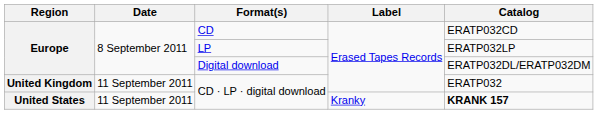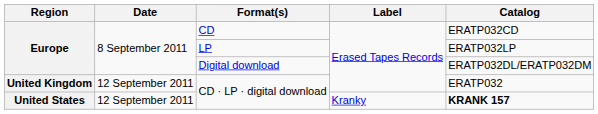(145, 83) 11 September 2011 -> (145, 83) 12 September 2011
(145, 100) 11 September 2011 -> (145, 100) 12 September 2011
